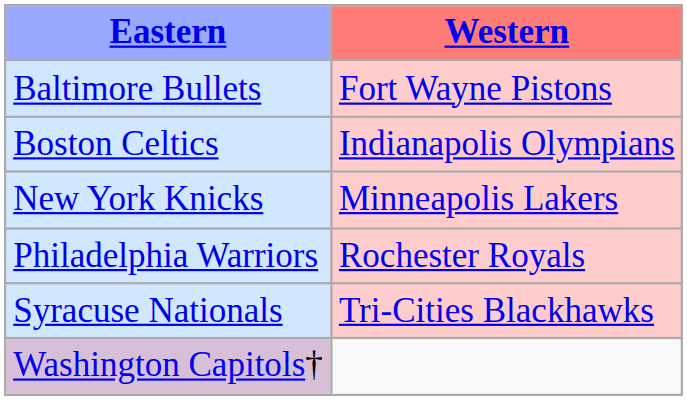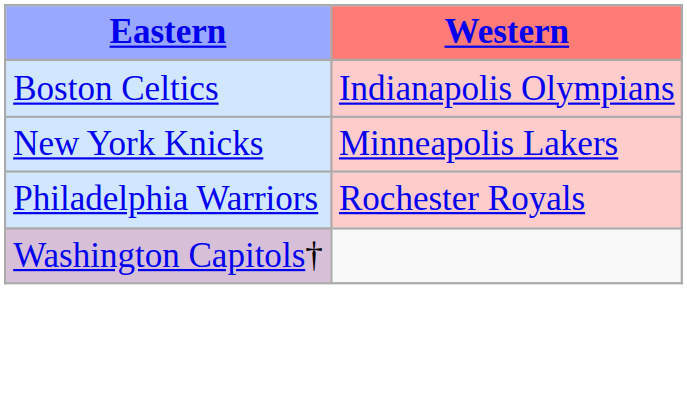- row: (137, 87)
- row: (148, 310)
